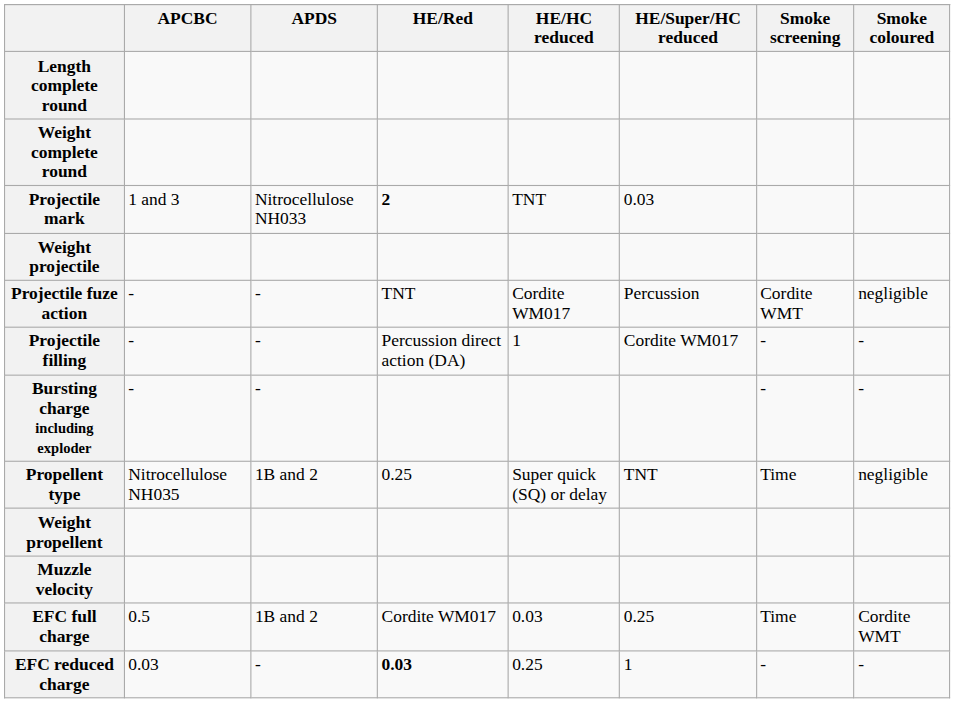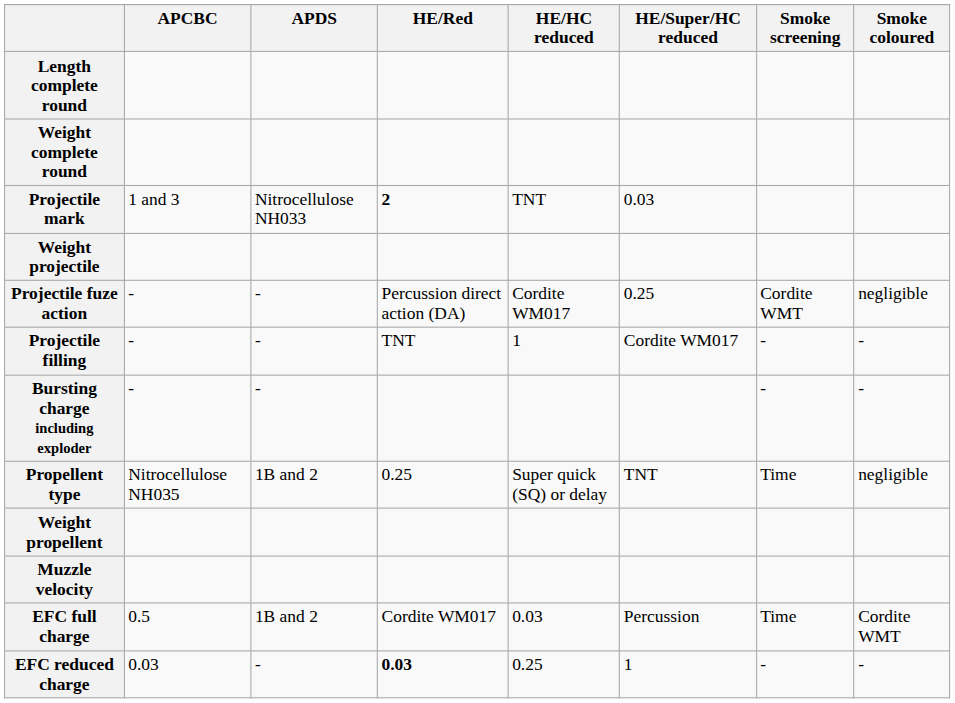(398, 293) TNT -> (441, 303) Percussion direct action (DA)
(662, 293) Percussion -> (639, 293) 0.25
(441, 351) Percussion direct action (DA) -> (398, 341) TNT
(639, 616) 0.25 -> (662, 616) Percussion
